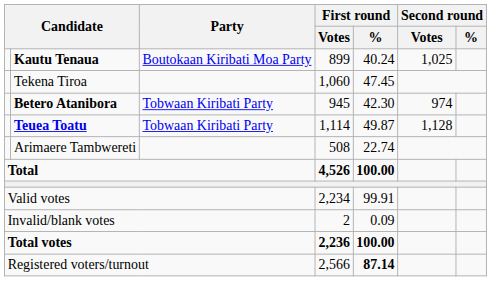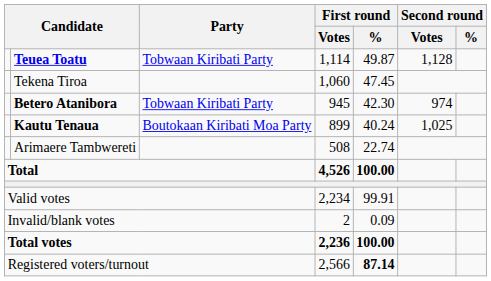rows swapped: (50, 125) <-> (56, 59)
